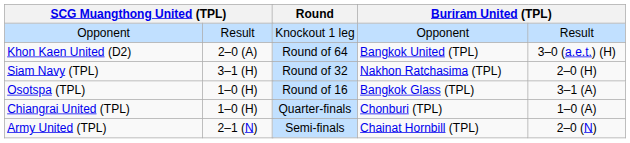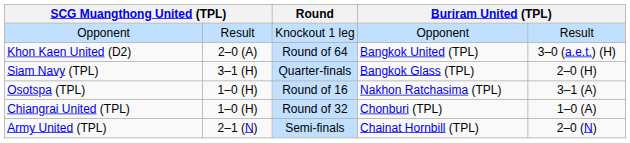(315, 71) Round of 32 -> (315, 71) Quarter-finals
(431, 71) Nakhon Ratchasima (TPL) -> (417, 71) Bangkok Glass (TPL)
(417, 90) Bangkok Glass (TPL) -> (431, 90) Nakhon Ratchasima (TPL)
(315, 109) Quarter-finals -> (315, 109) Round of 32
